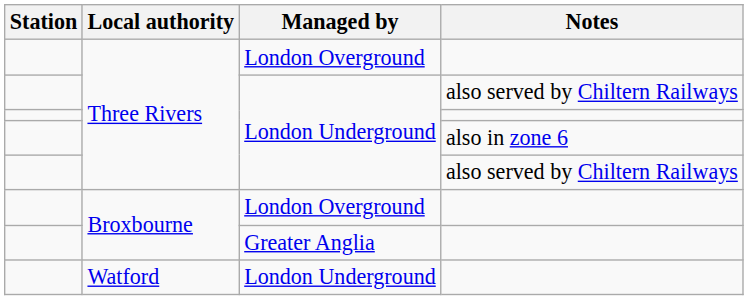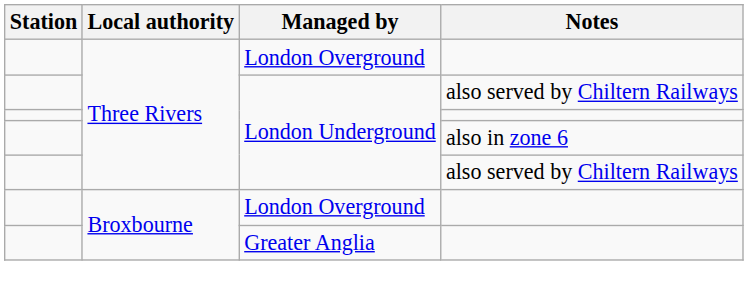- row: (123, 277)
